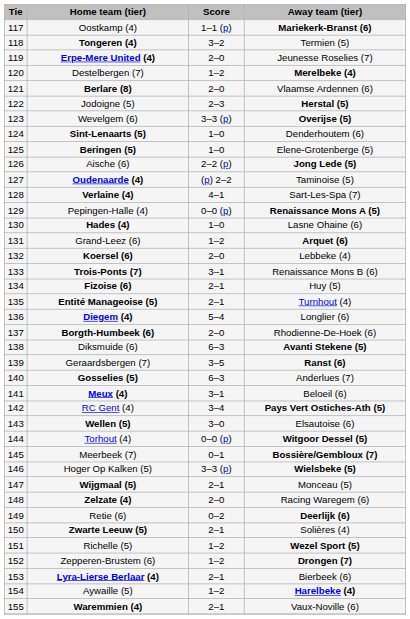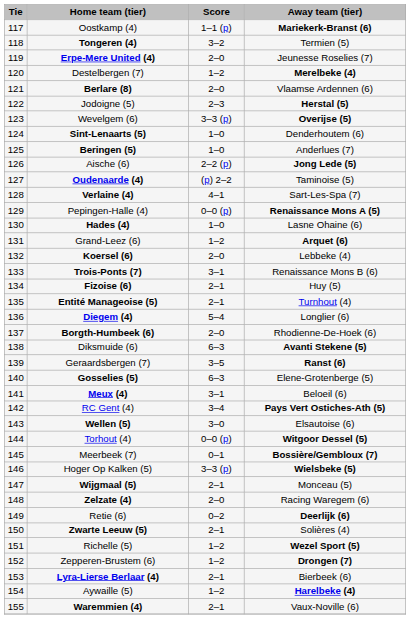(325, 150) Elene-Grotenberge (5) -> (325, 150) Anderlues (7)
(325, 378) Anderlues (7) -> (325, 378) Elene-Grotenberge (5)
